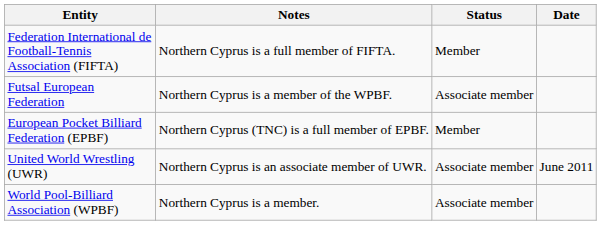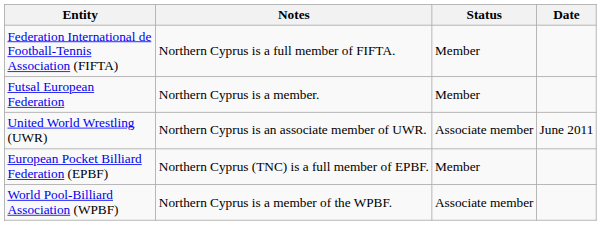(275, 94) Northern Cyprus is a member of the WPBF. -> (239, 94) Northern Cyprus is a member.
(484, 94) Associate member -> (457, 94) Member
rows swapped: (75, 130) <-> (71, 166)
(239, 202) Northern Cyprus is a member. -> (275, 202) Northern Cyprus is a member of the WPBF.
